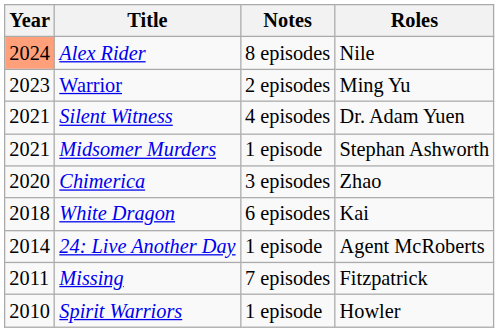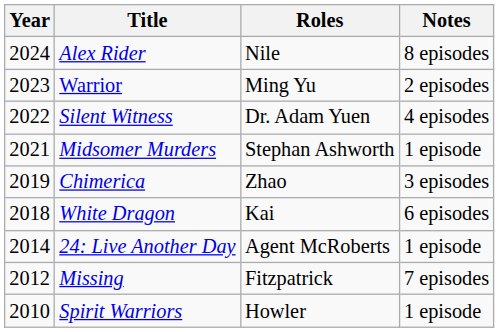columns swapped: (414, 20) <-> (288, 20)
(30, 52) lightsalmon background -> (30, 52) no background
(30, 117) 2021 -> (30, 117) 2022
(30, 181) 2020 -> (30, 181) 2019
(29, 278) 2011 -> (30, 278) 2012
